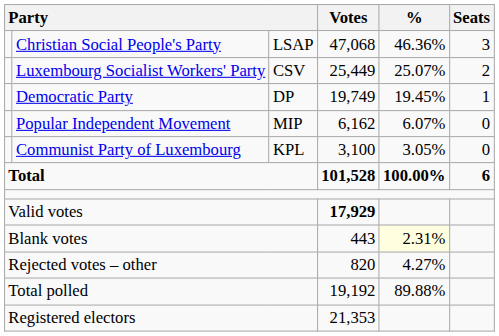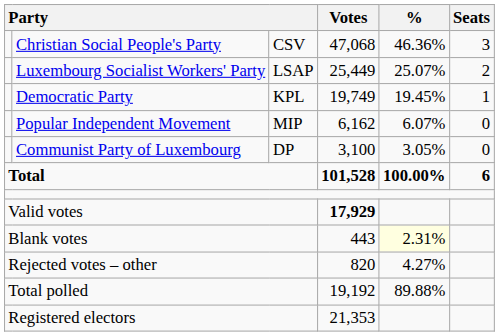(293, 44) LSAP -> (289, 44) CSV
(289, 70) CSV -> (293, 70) LSAP
(284, 96) DP -> (289, 96) KPL
(289, 149) KPL -> (284, 149) DP
